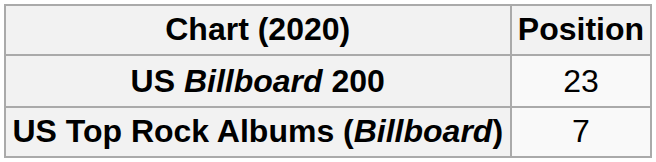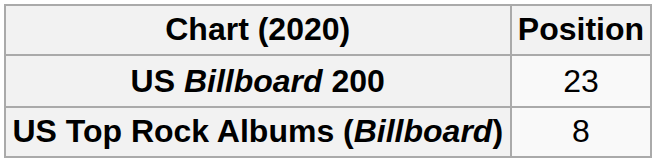(581, 131) 7 -> (581, 131) 8
